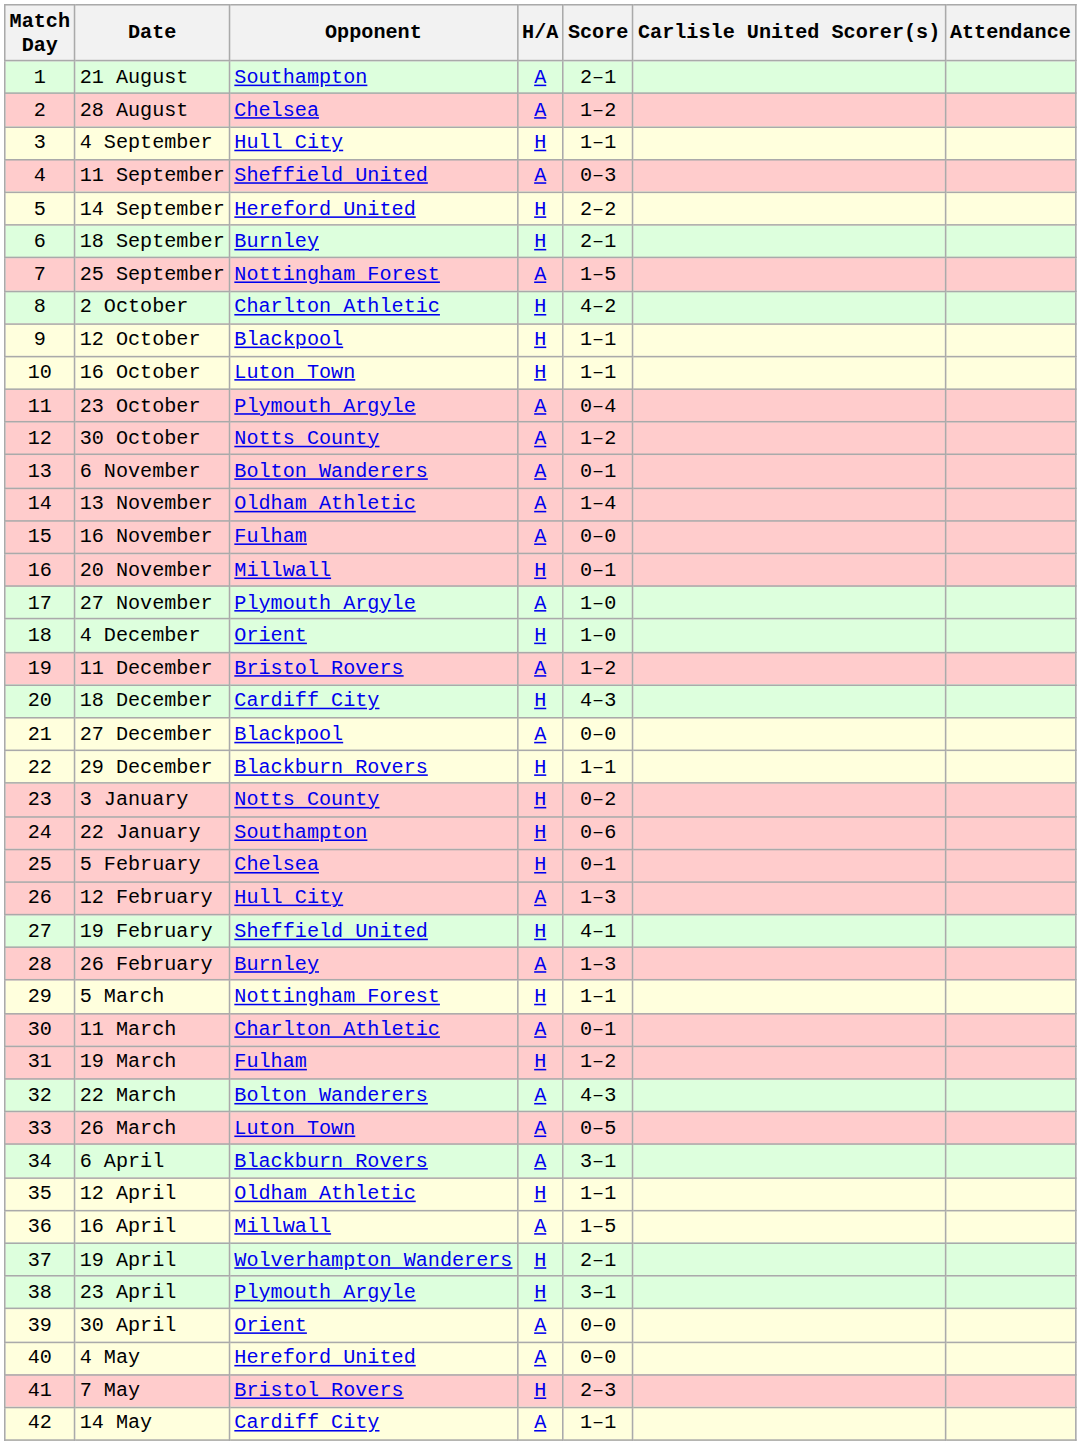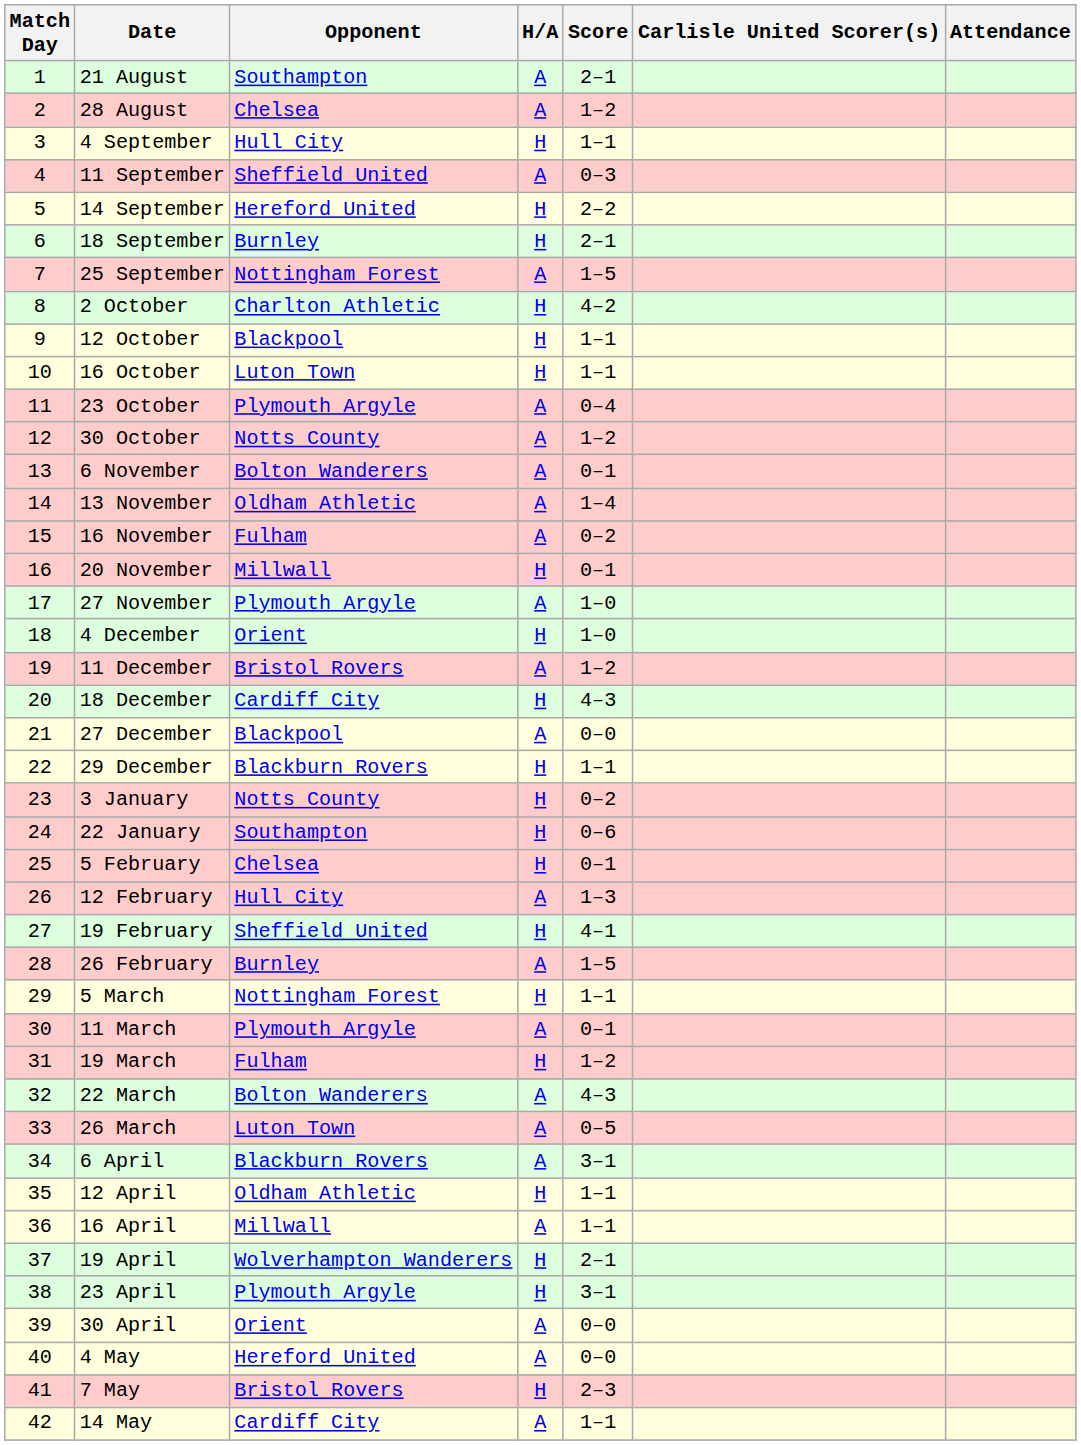(598, 537) 0–0 -> (598, 537) 0–2
(598, 964) 1–3 -> (598, 964) 1–5
(337, 1030) Charlton Athletic -> (325, 1030) Plymouth Argyle
(598, 1227) 1–5 -> (598, 1227) 1–1
